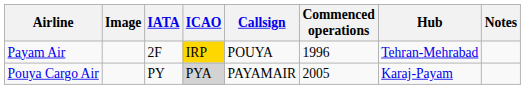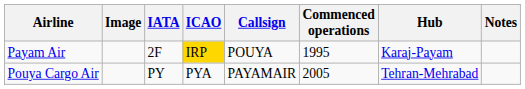(316, 52) 1996 -> (316, 52) 1995
(430, 52) Tehran-Mehrabad -> (417, 52) Karaj-Payam
(199, 73) lightgrey background -> (199, 73) no background
(417, 73) Karaj-Payam -> (430, 73) Tehran-Mehrabad
